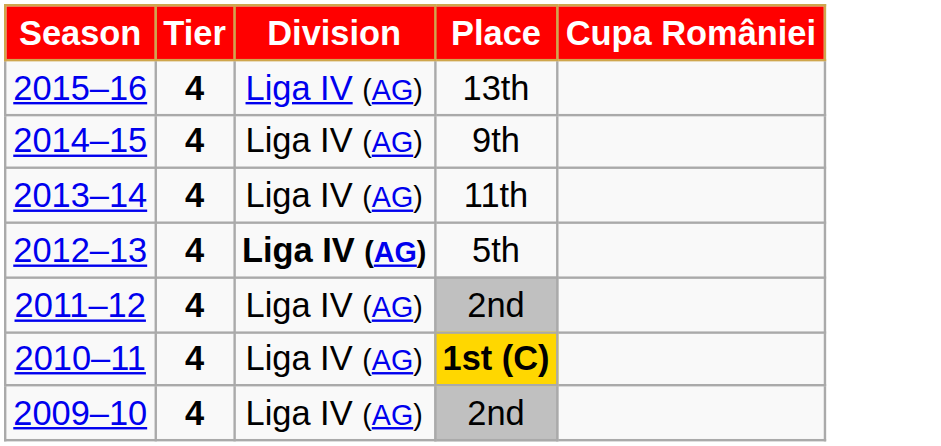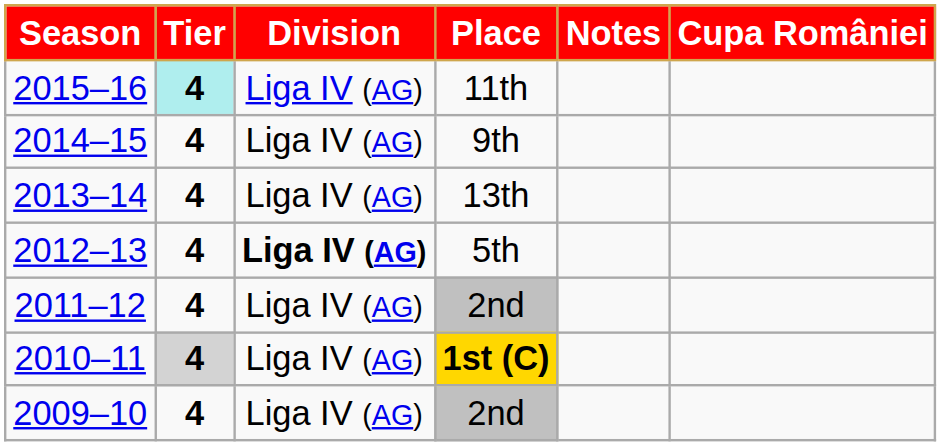+ column: (613, 33)
(195, 87) no background -> (195, 87) paleturquoise background
(496, 87) 13th -> (496, 87) 11th
(496, 196) 11th -> (496, 196) 13th
(195, 359) no background -> (195, 359) lightgrey background
